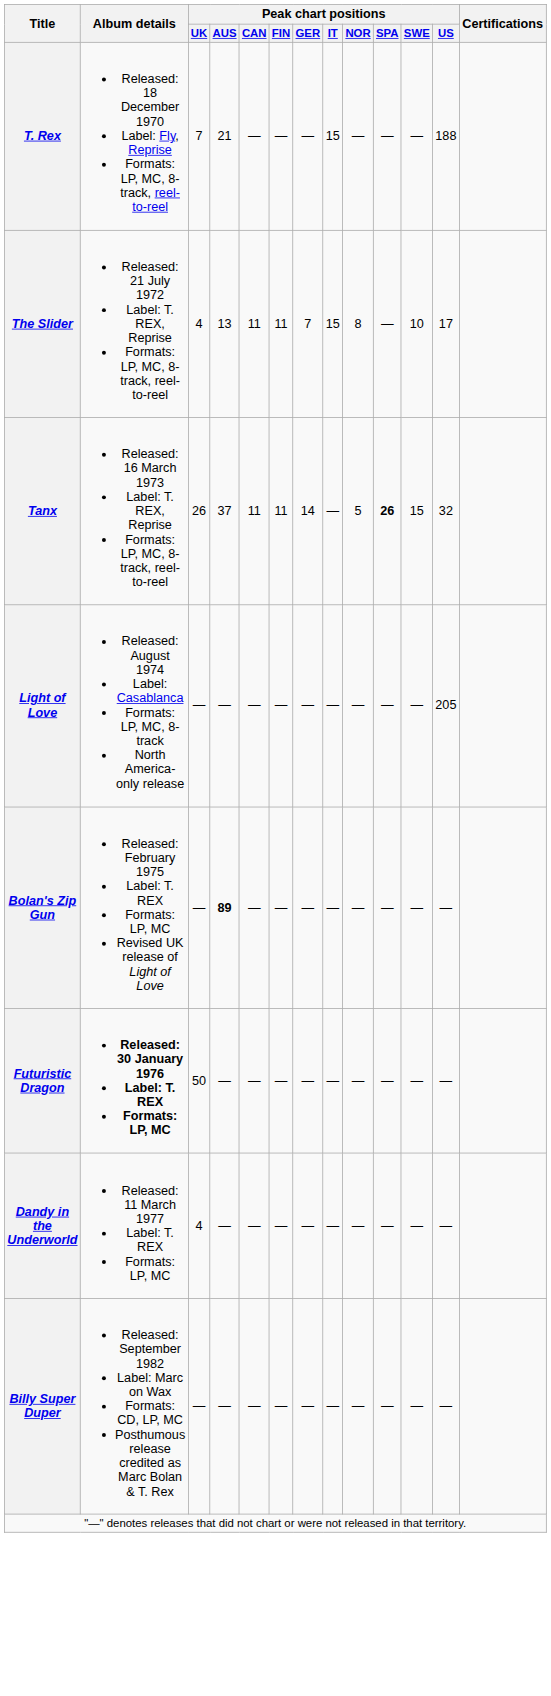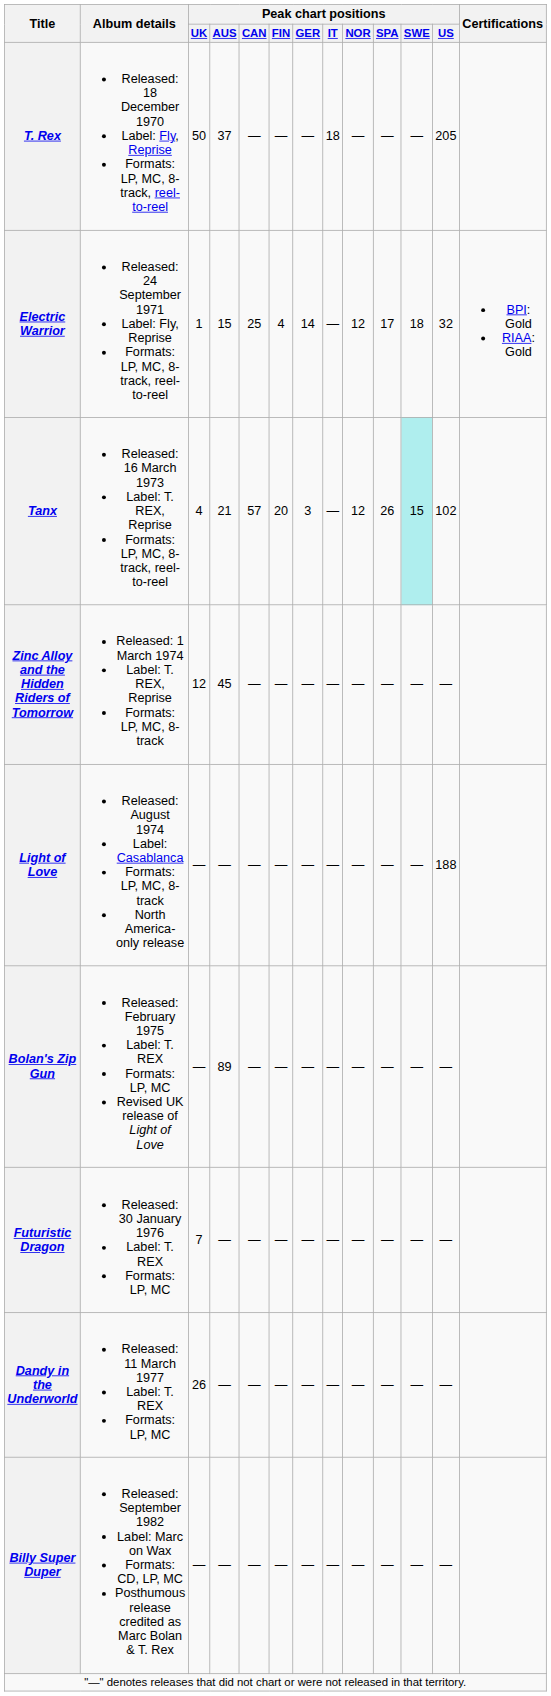(199, 136) 7 -> (199, 136) 50
(225, 136) 21 -> (225, 136) 37
(333, 136) 15 -> (333, 136) 18
(446, 136) 188 -> (446, 136) 205
+ row: (42, 323)
- row: (42, 323)
(199, 511) 26 -> (199, 511) 4
(225, 511) 37 -> (225, 511) 21
(254, 511) 11 -> (254, 511) 57
(281, 511) 11 -> (281, 511) 20
(308, 511) 14 -> (308, 511) 3
(358, 511) 5 -> (358, 511) 12
(387, 511) bold -> (387, 511) normal
(417, 511) no background -> (417, 511) paleturquoise background
(446, 511) 32 -> (446, 511) 102
+ row: (42, 684)
(446, 705) 205 -> (446, 865) 188
(225, 907) bold -> (225, 1066) normal
(134, 1088) bold -> (134, 1247) normal
(199, 1081) 50 -> (199, 1240) 7
(199, 1225) 4 -> (199, 1384) 26
